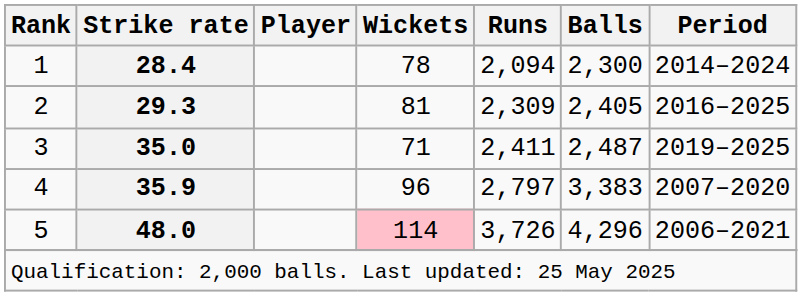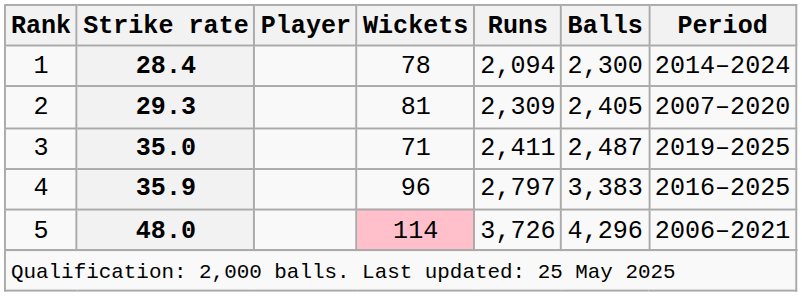(723, 107) 2016–2025 -> (723, 107) 2007–2020
(723, 189) 2007–2020 -> (723, 189) 2016–2025
